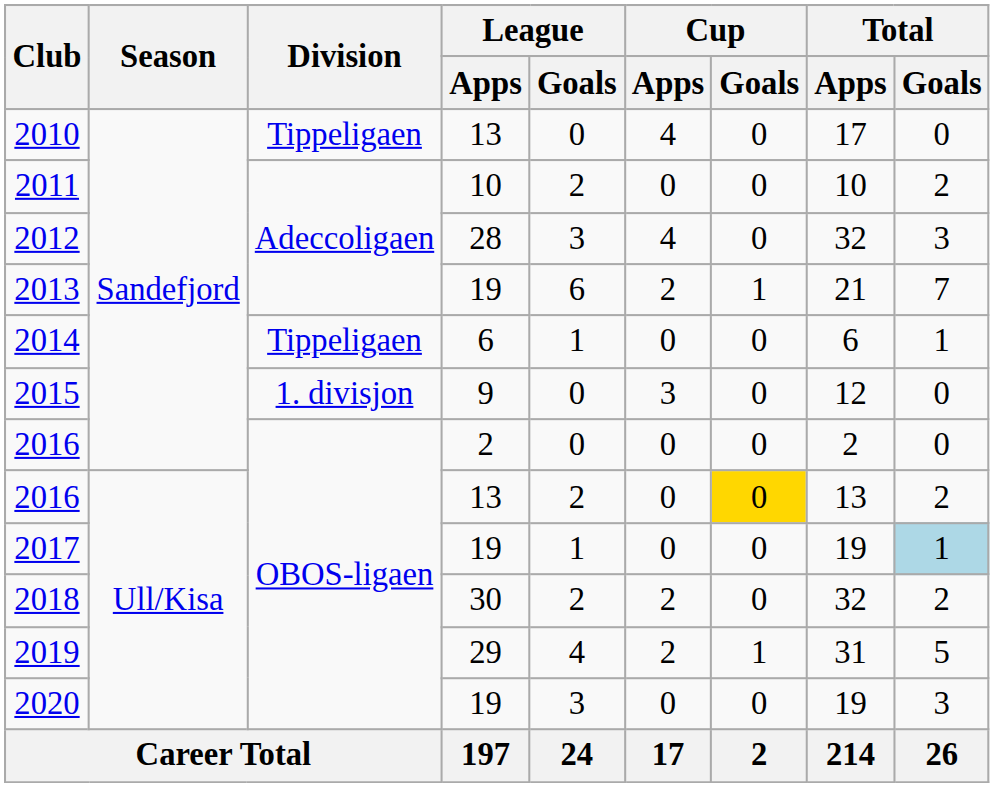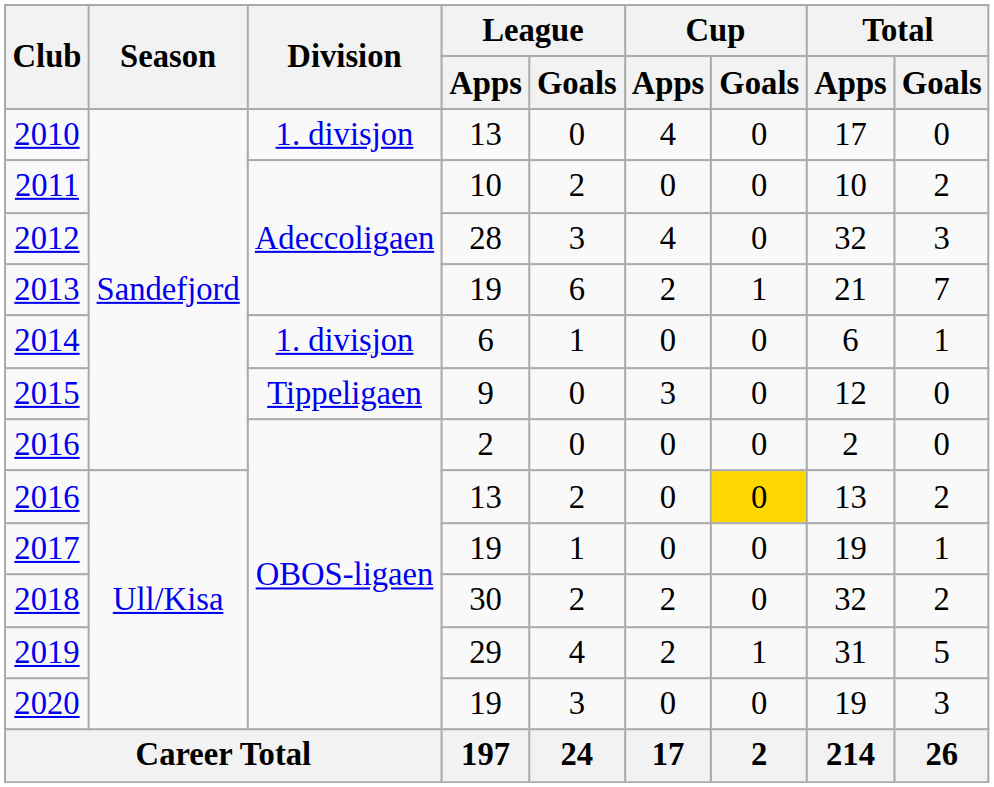(345, 133) Tippeligaen -> (344, 133) 1. divisjon
(345, 340) Tippeligaen -> (344, 340) 1. divisjon
(344, 392) 1. divisjon -> (345, 392) Tippeligaen
(942, 548) lightblue background -> (942, 548) no background
